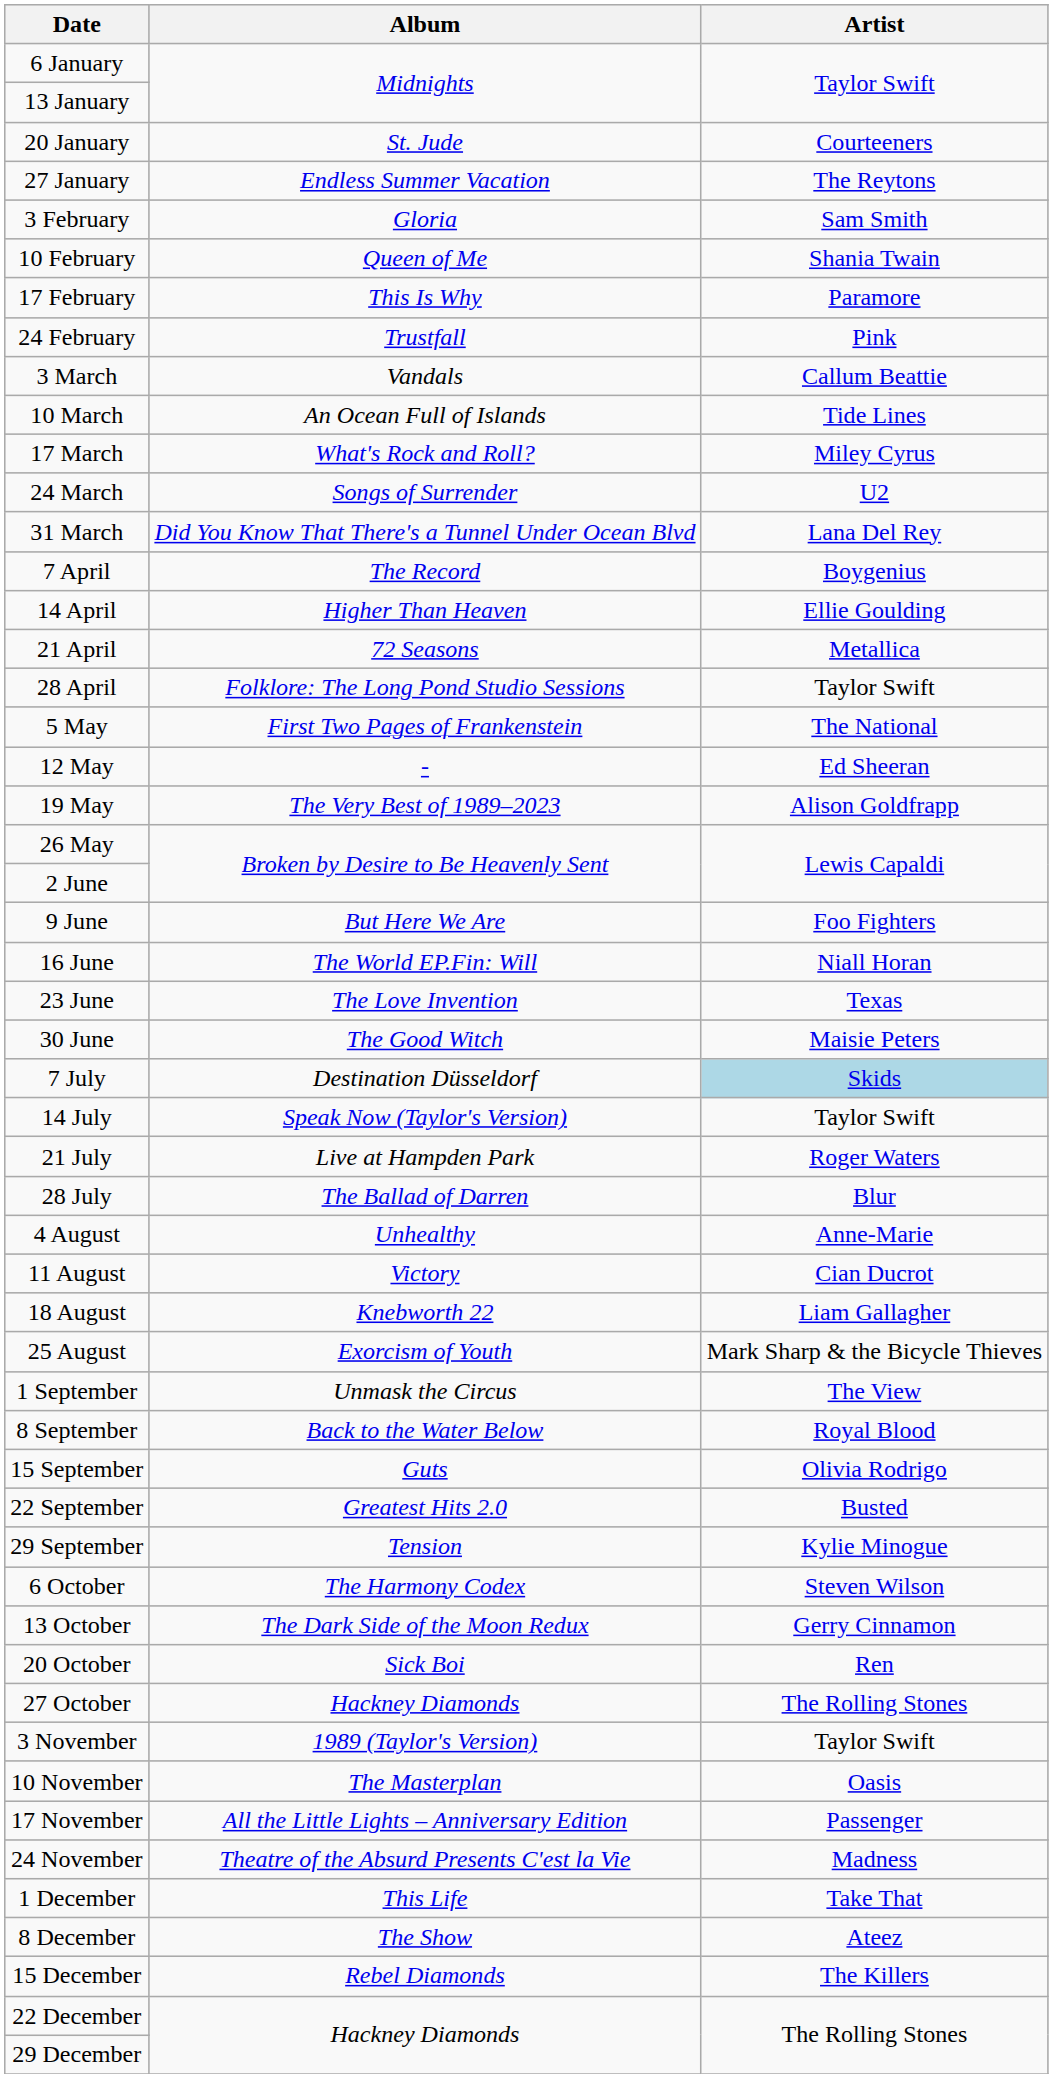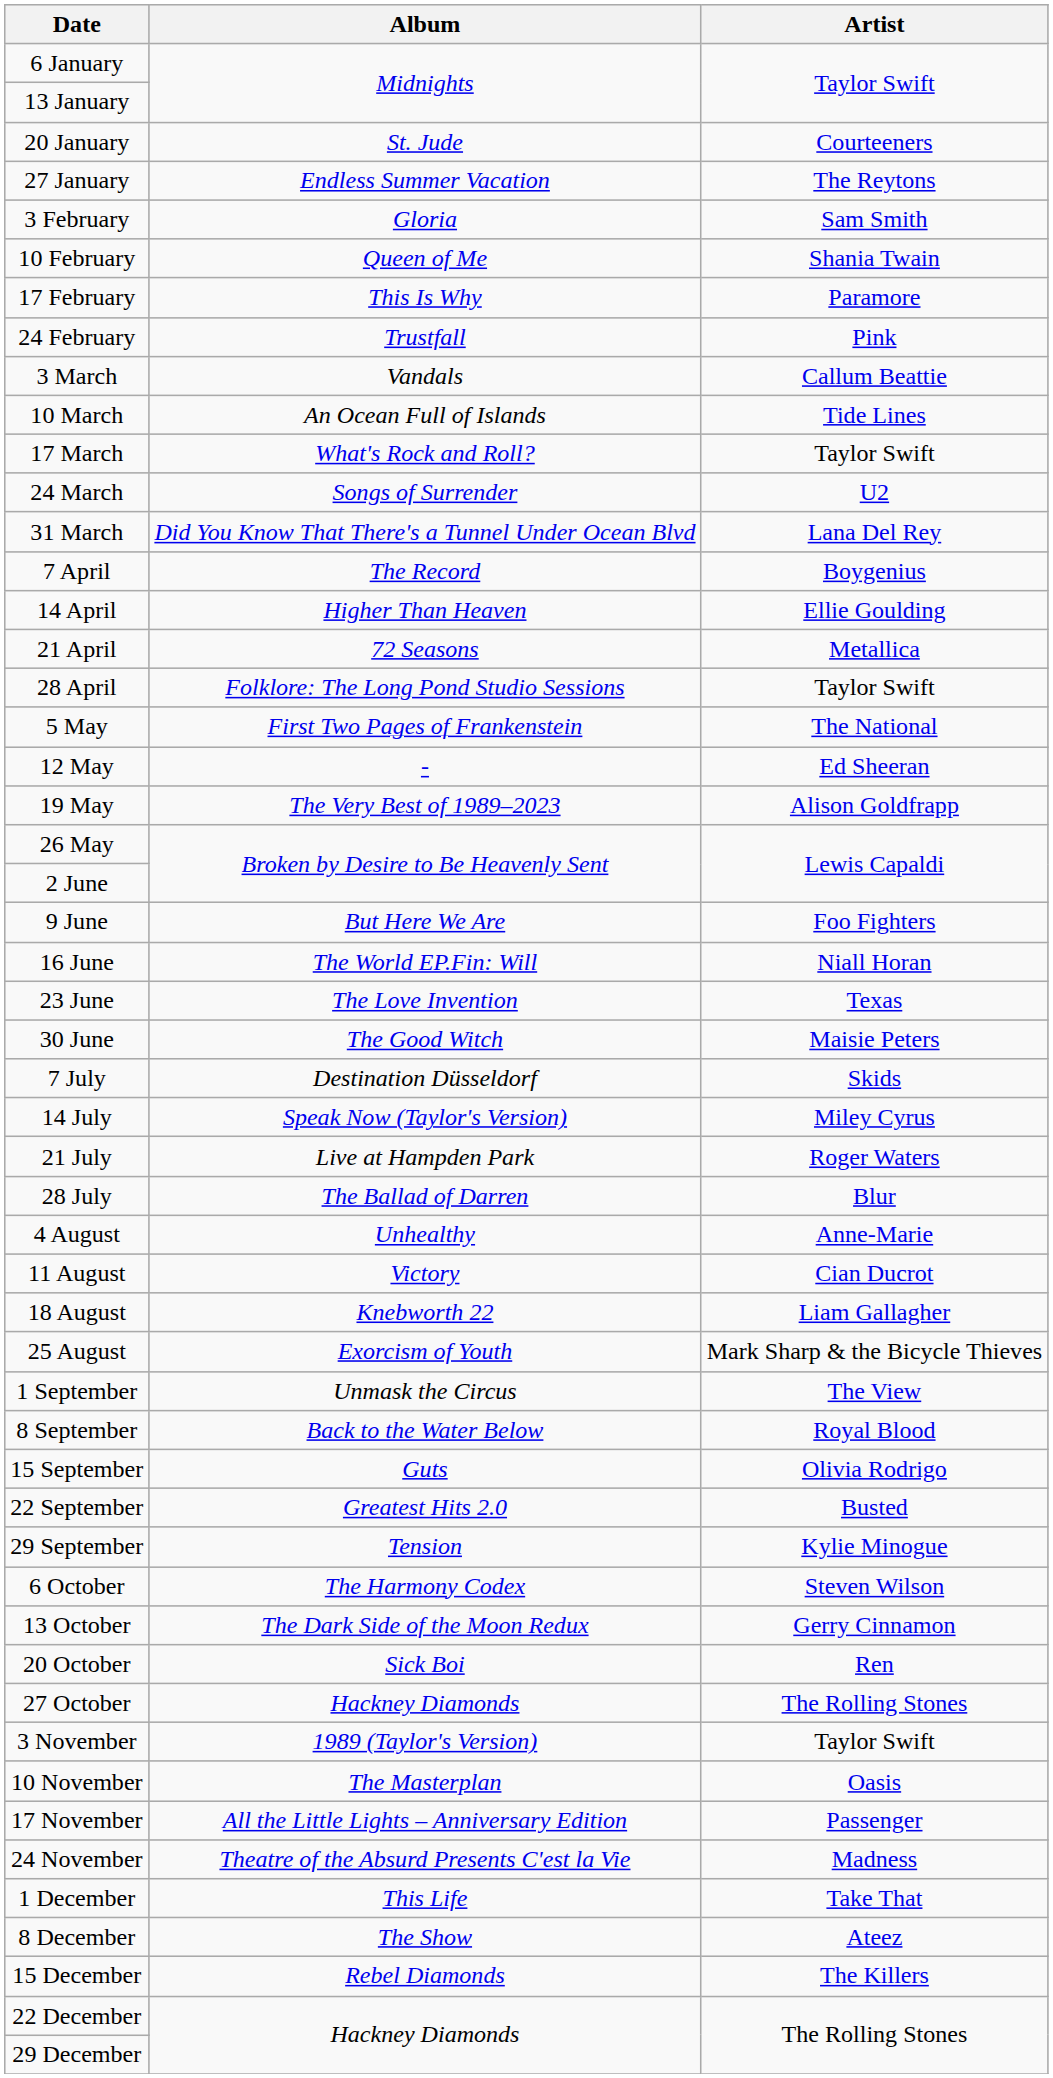(874, 452) Miley Cyrus -> (874, 452) Taylor Swift
(874, 1077) lightblue background -> (874, 1077) no background
(874, 1116) Taylor Swift -> (874, 1116) Miley Cyrus
